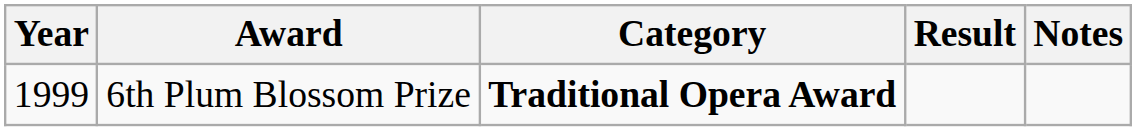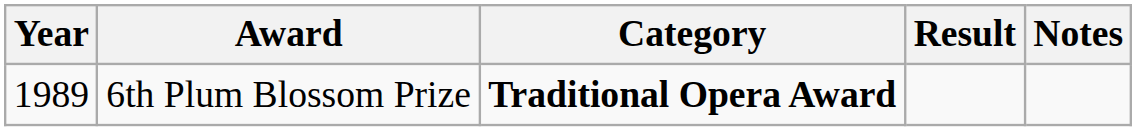(51, 93) 1999 -> (51, 93) 1989
